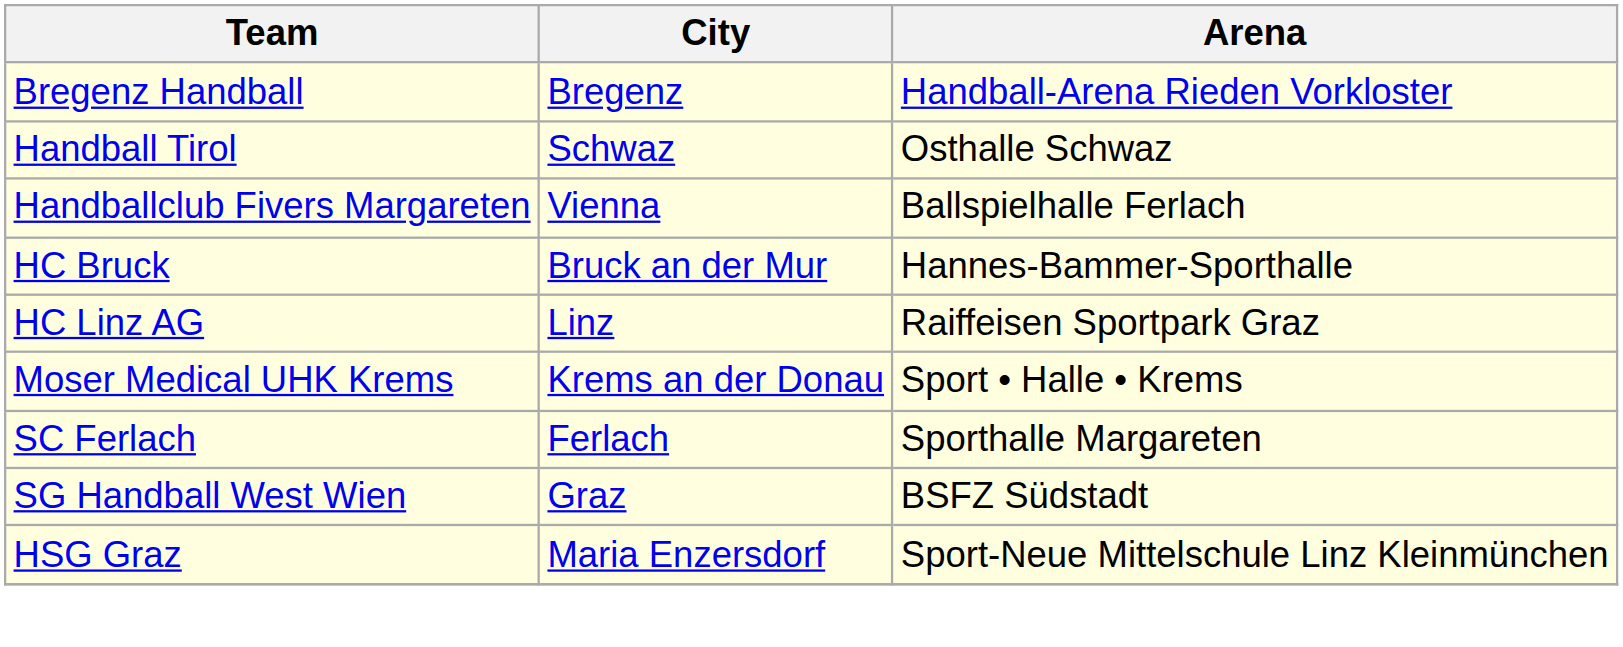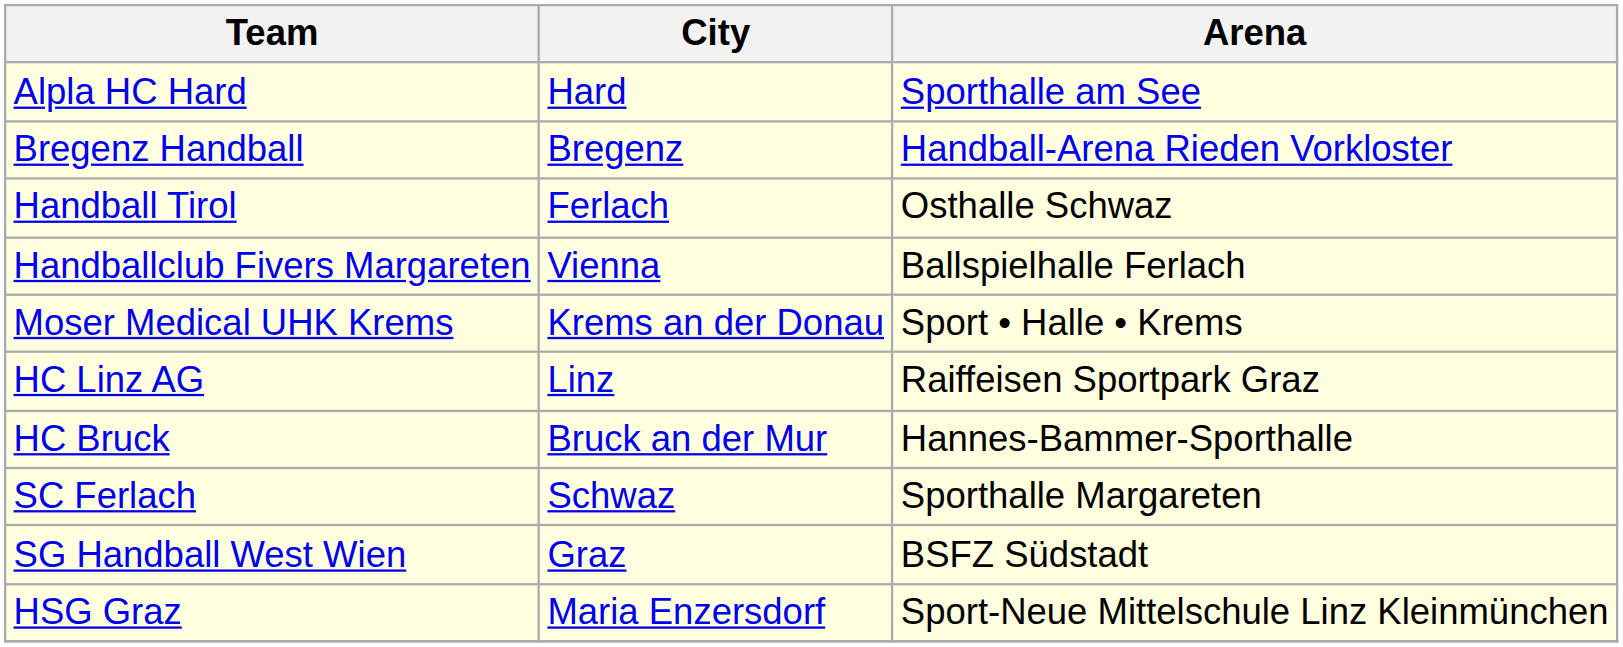+ row: (130, 91)
(611, 149) Schwaz -> (608, 206) Ferlach
rows swapped: (92, 264) <-> (233, 380)
(608, 438) Ferlach -> (611, 496) Schwaz
